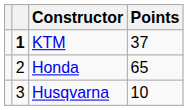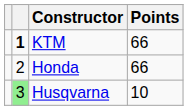(139, 43) 37 -> (139, 43) 66
(139, 68) 65 -> (139, 68) 66
(20, 93) no background -> (20, 93) lightgreen background
